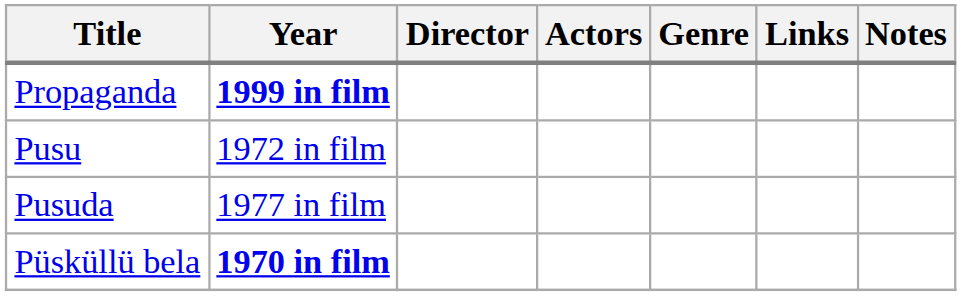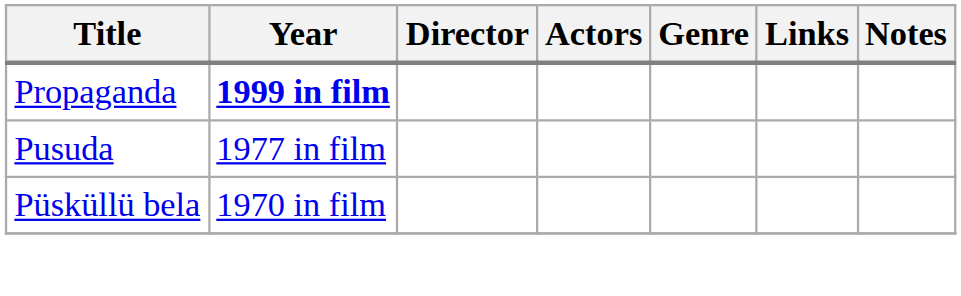- row: (48, 148)
(303, 261) bold -> (301, 205) normal
